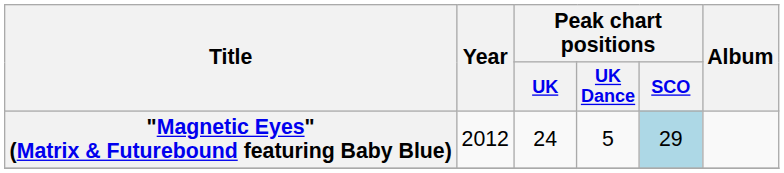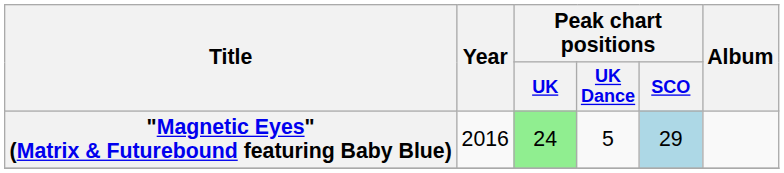(485, 139) 2012 -> (485, 139) 2016
(545, 139) no background -> (545, 139) lightgreen background
